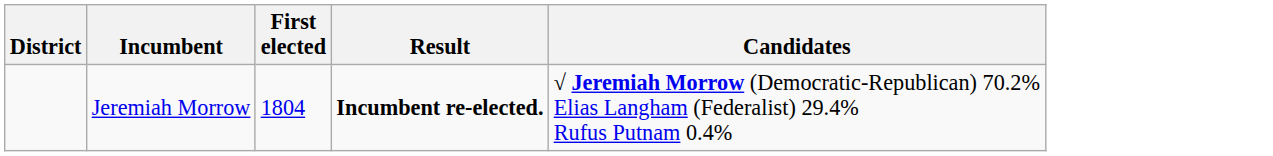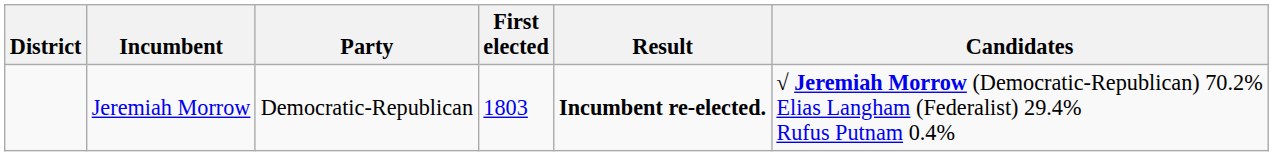+ column: (367, 47)
(283, 107) 1804 -> (506, 107) 1803
